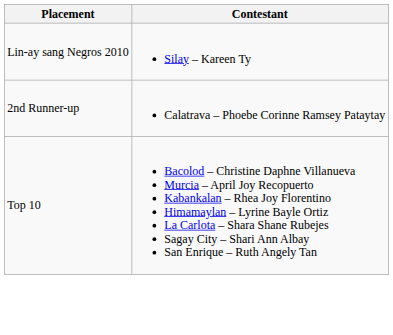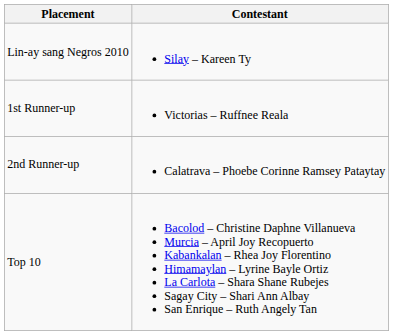+ row: (41, 108)
